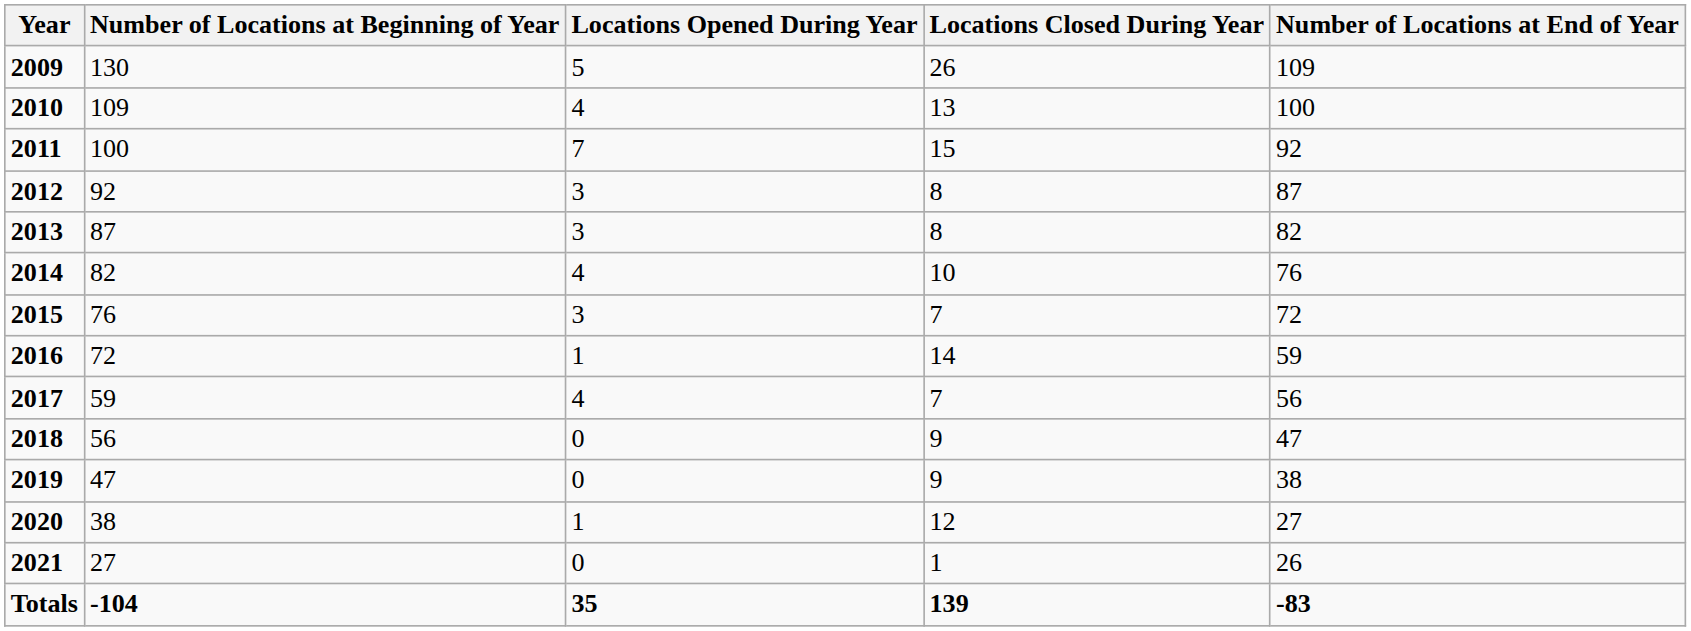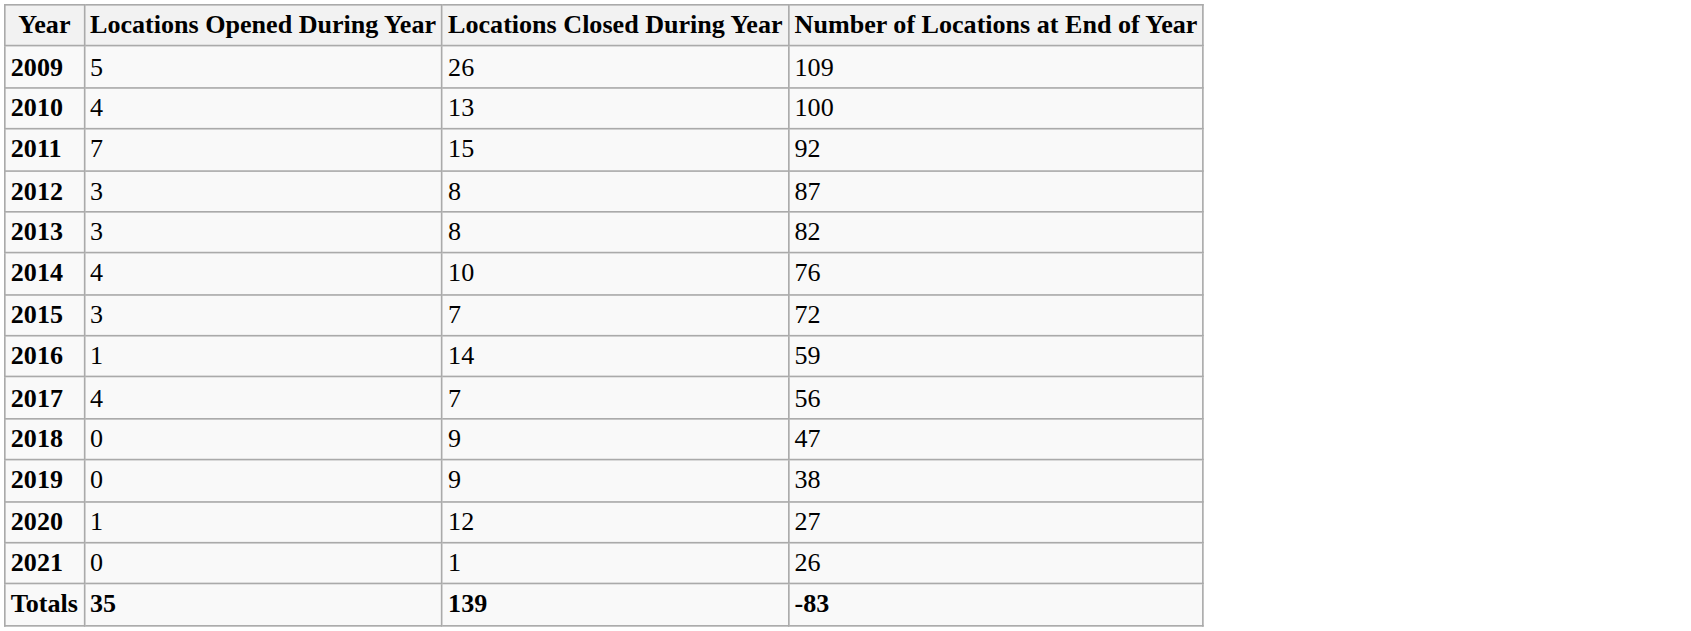- column: (325, 25)
